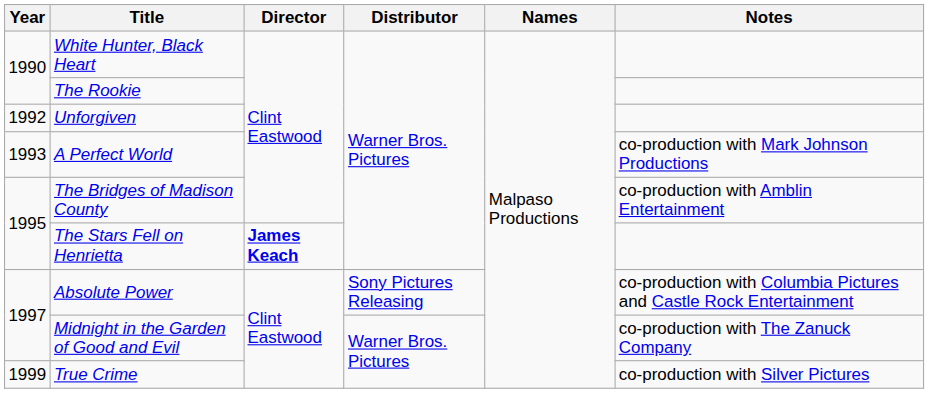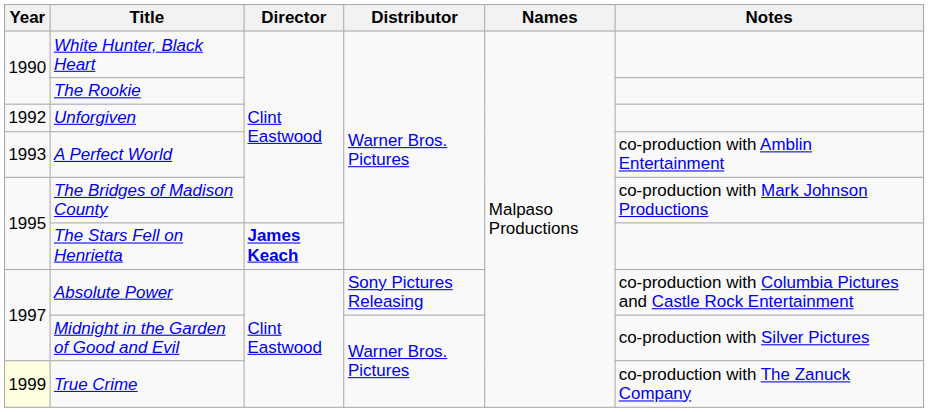(743, 154) co-production with Mark Johnson Productions -> (715, 154) co-production with Amblin Entertainment
(715, 200) co-production with Amblin Entertainment -> (743, 200) co-production with Mark Johnson Productions
(734, 338) co-production with The Zanuck Company -> (744, 338) co-production with Silver Pictures
(27, 374) no background -> (27, 384) lightyellow background
(744, 374) co-production with Silver Pictures -> (734, 384) co-production with The Zanuck Company
